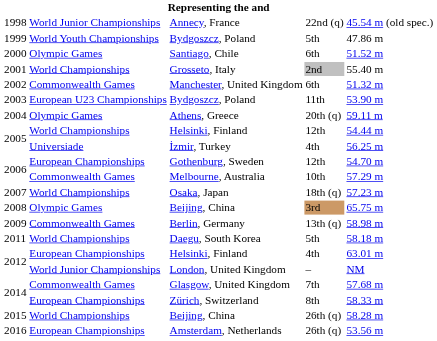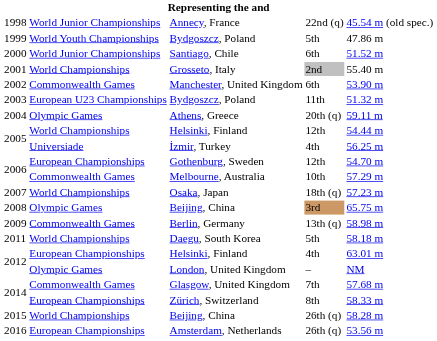(66, 53) Olympic Games -> (95, 53) World Junior Championships
(365, 84) 51.32 m -> (365, 84) 53.90 m
(365, 99) 53.90 m -> (365, 99) 51.32 m
(95, 269) World Junior Championships -> (66, 269) Olympic Games
